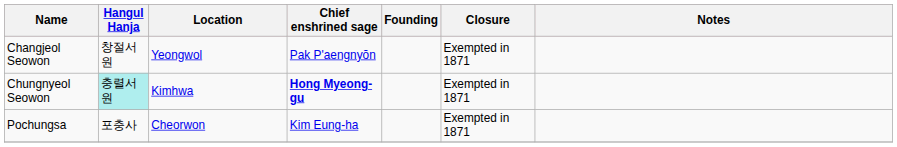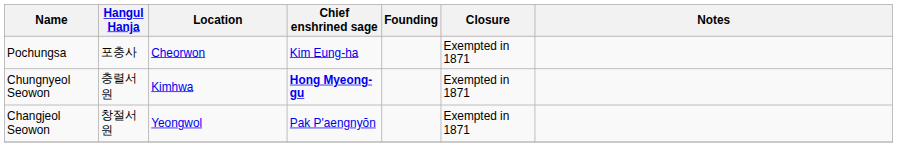rows swapped: (34, 54) <-> (37, 125)
(119, 91) paleturquoise background -> (119, 86) no background
